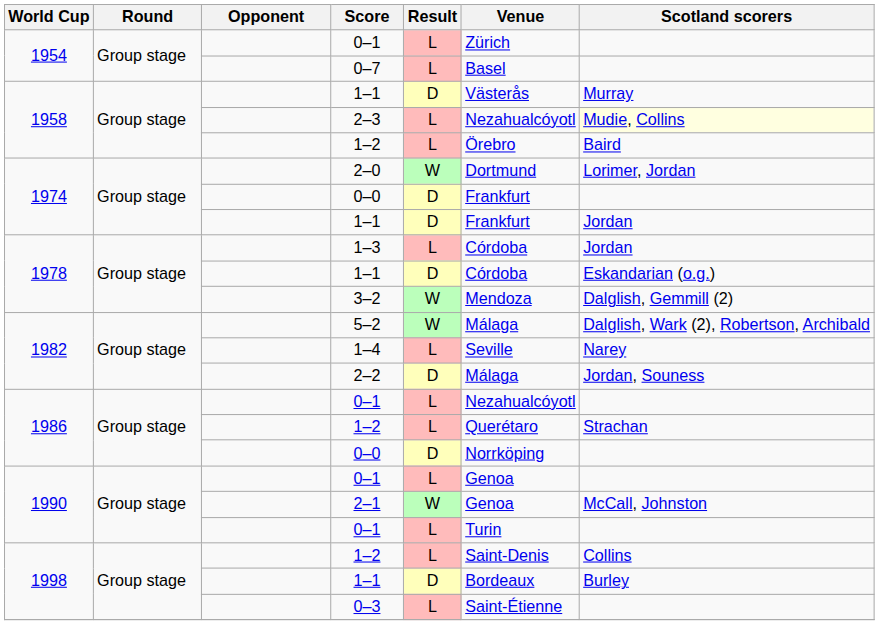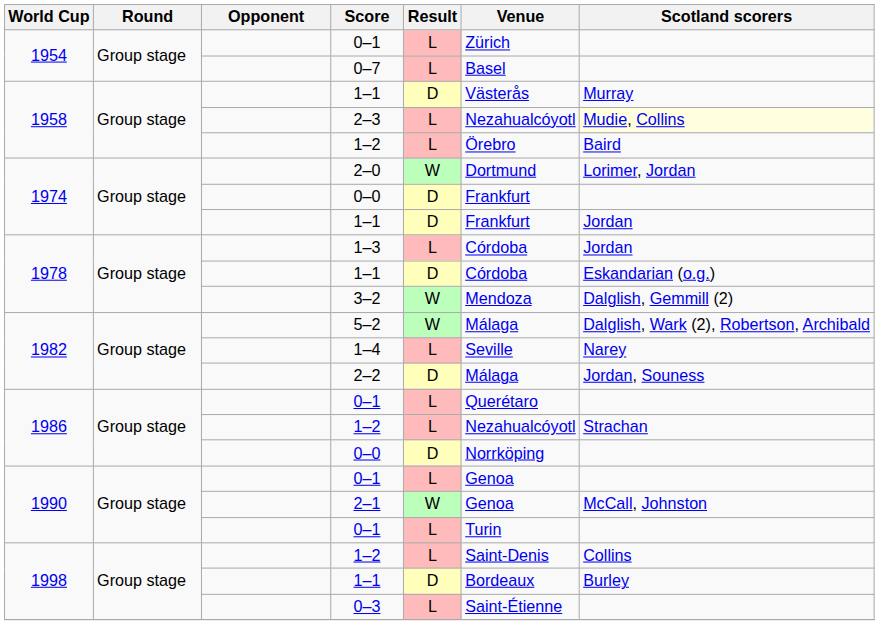(520, 401) Nezahualcóyotl -> (502, 401) Querétaro
(502, 427) Querétaro -> (520, 427) Nezahualcóyotl
